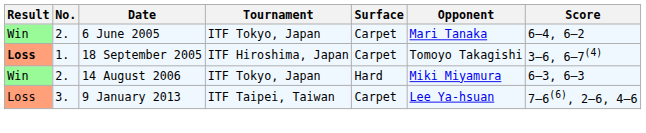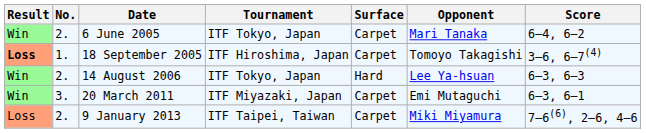(455, 76) Miki Miyamura -> (452, 76) Lee Ya-hsuan
+ row: (128, 95)
(62, 97) 3. -> (62, 116) 2.
(452, 97) Lee Ya-hsuan -> (455, 116) Miki Miyamura
